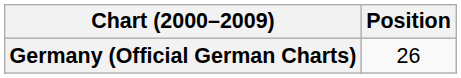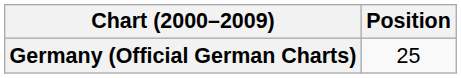(409, 55) 26 -> (409, 55) 25
